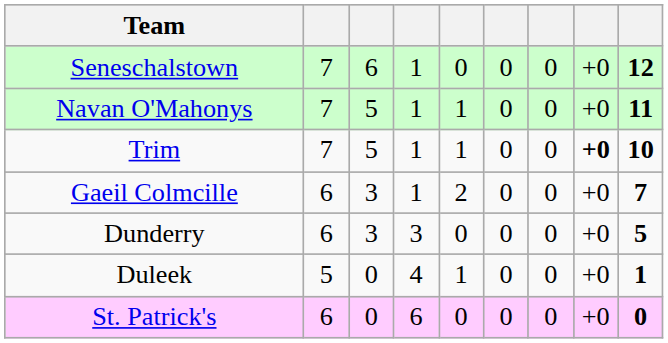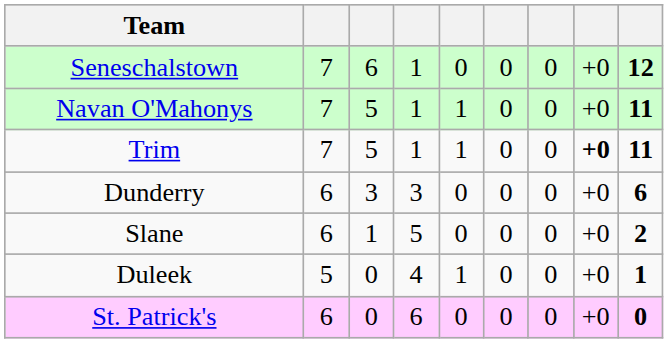(641, 150) 10 -> (641, 150) 11
- row: (154, 191)
(641, 233) 5 -> (641, 191) 6
+ row: (154, 233)
